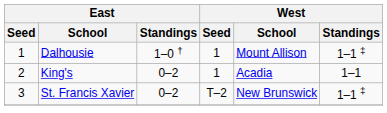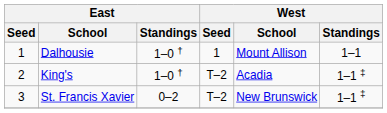(351, 53) 1–1 ‡ -> (351, 53) 1–1
(168, 73) 0–2 -> (168, 75) 1–0 †
(217, 73) 1 -> (217, 75) T–2
(351, 73) 1–1 -> (351, 75) 1–1 ‡
